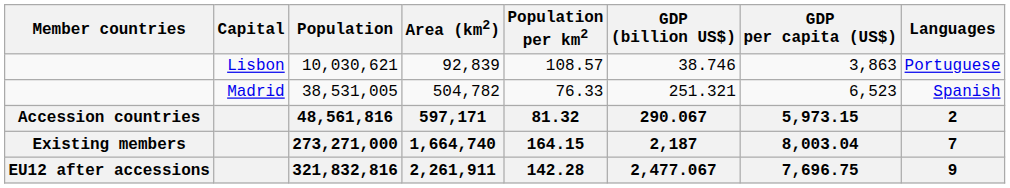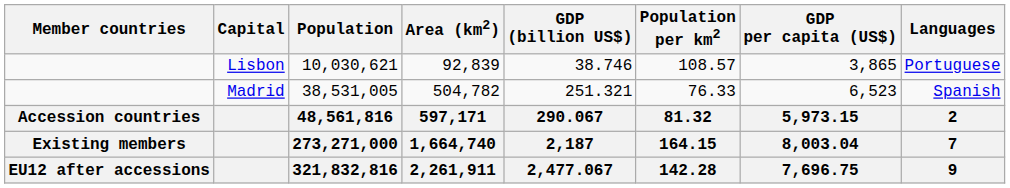columns swapped: (555, 29) <-> (673, 29)
(873, 66) 3,863 -> (873, 66) 3,865
